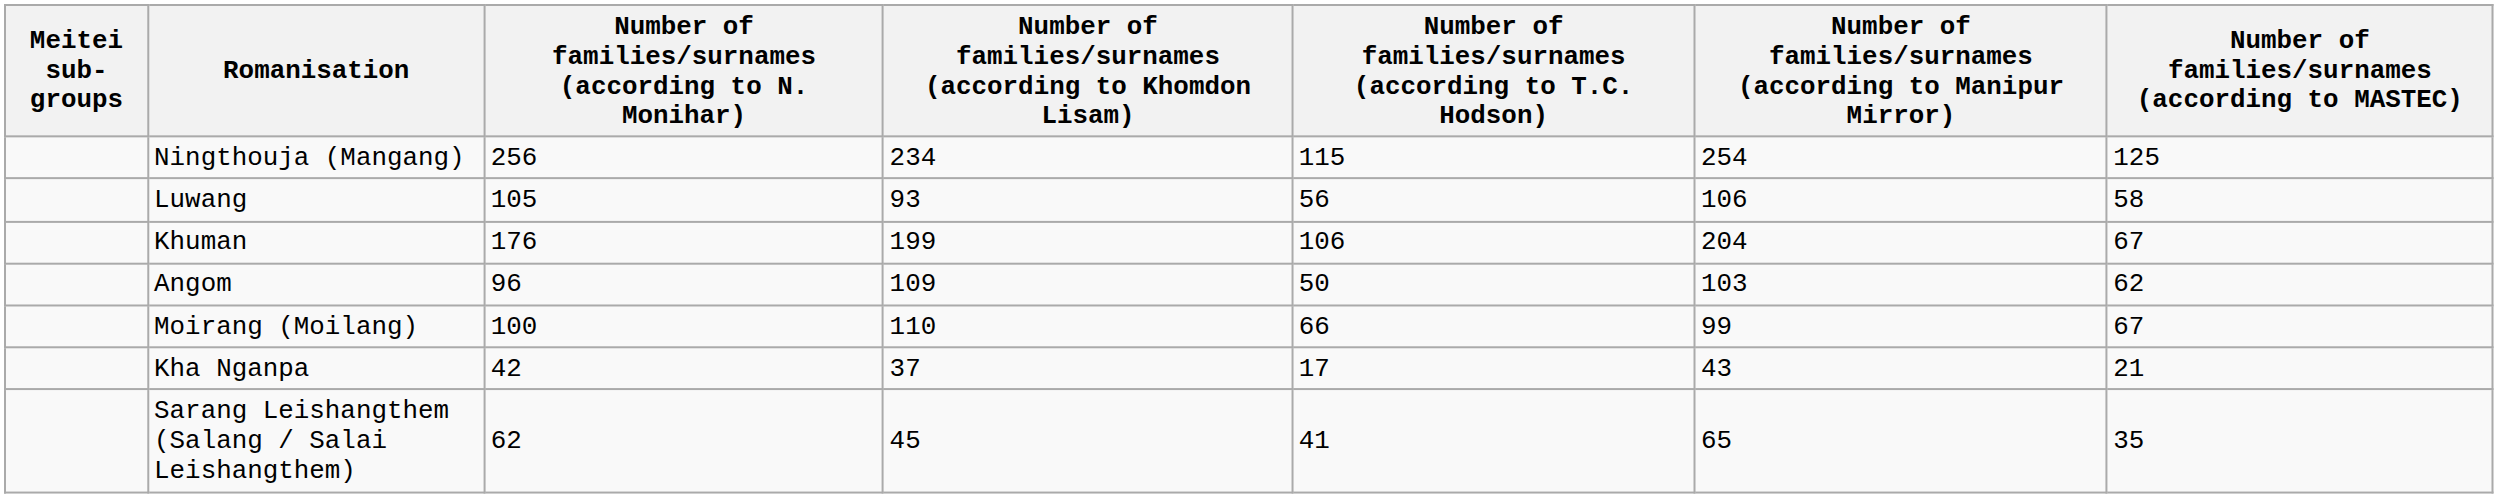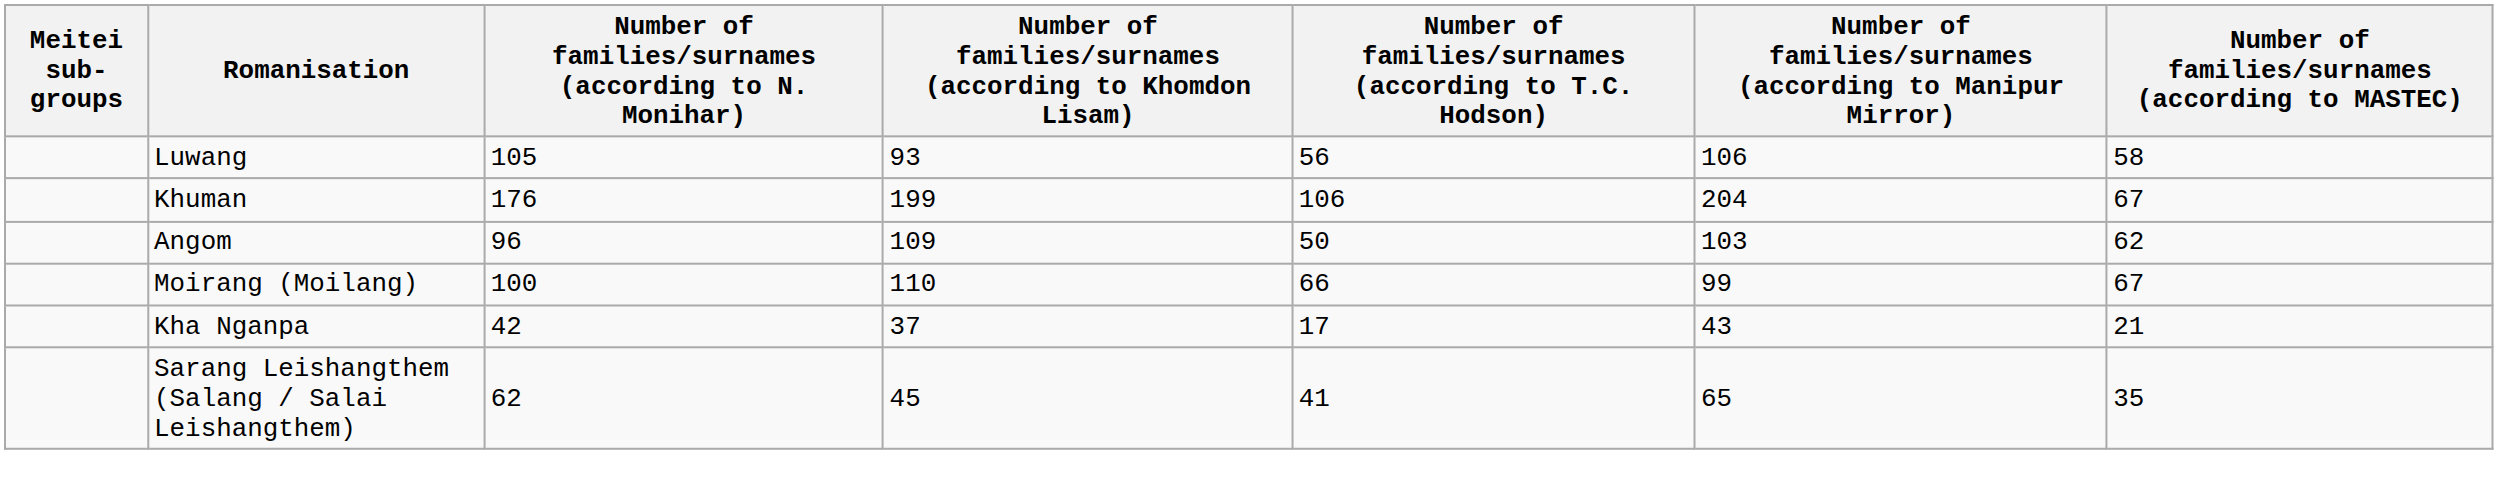- row: (309, 158)
